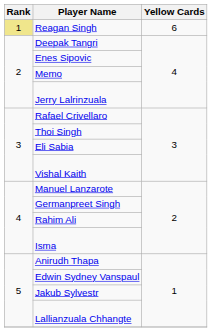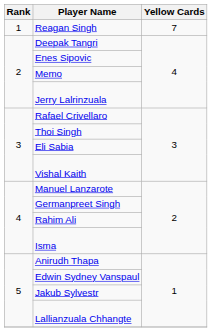(18, 27) khaki background -> (18, 27) no background
(174, 27) 6 -> (174, 27) 7
